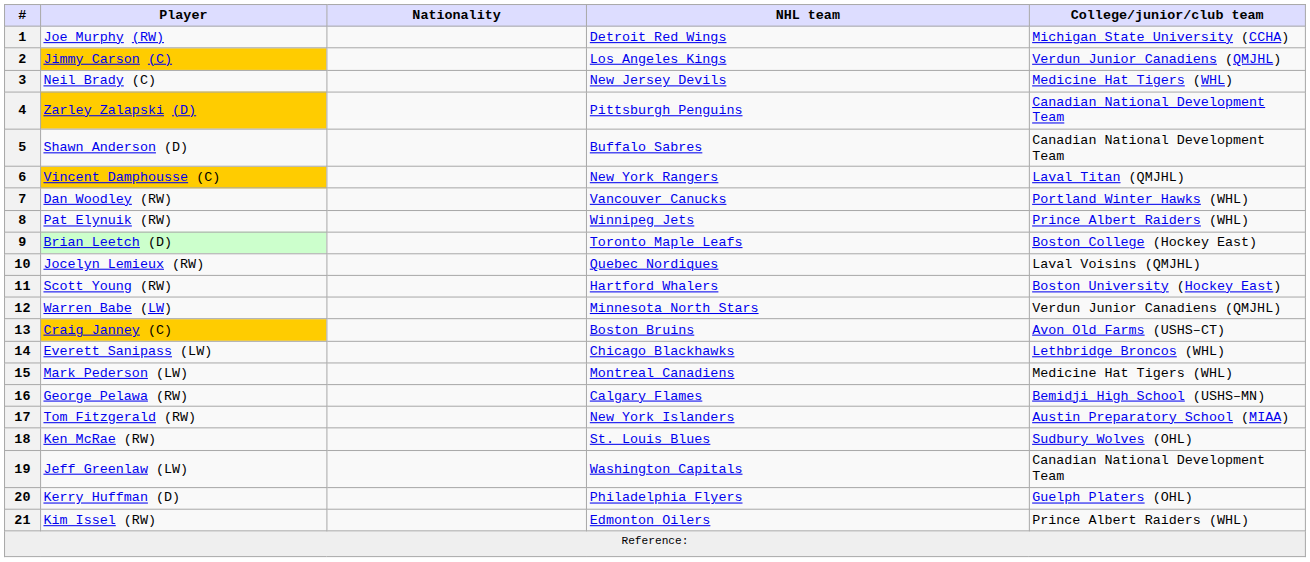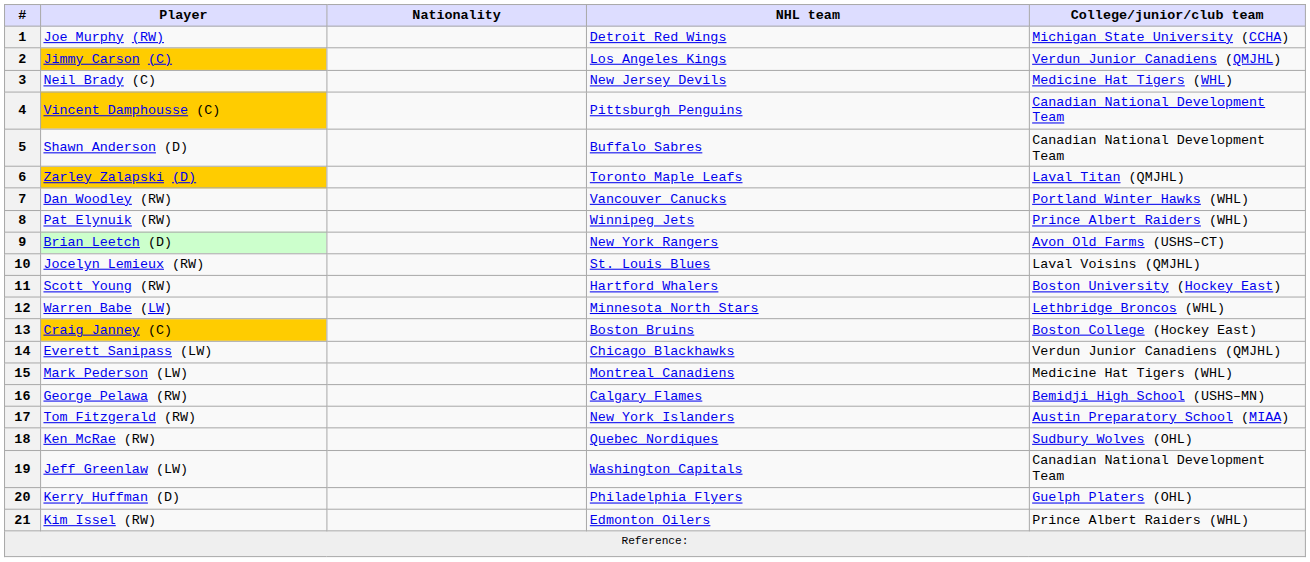(120, 110) Zarley Zalapski (D) -> (132, 110) Vincent Damphousse (C)
(132, 177) Vincent Damphousse (C) -> (120, 177) Zarley Zalapski (D)
(654, 177) New York Rangers -> (666, 177) Toronto Maple Leafs
(666, 243) Toronto Maple Leafs -> (654, 243) New York Rangers
(1145, 243) Boston College (Hockey East) -> (1129, 243) Avon Old Farms (USHS–CT)
(654, 265) Quebec Nordiques -> (650, 265) St. Louis Blues
(1157, 308) Verdun Junior Canadiens (QMJHL) -> (1129, 308) Lethbridge Broncos (WHL)
(1129, 330) Avon Old Farms (USHS–CT) -> (1145, 330) Boston College (Hockey East)
(1129, 352) Lethbridge Broncos (WHL) -> (1157, 352) Verdun Junior Canadiens (QMJHL)
(650, 439) St. Louis Blues -> (654, 439) Quebec Nordiques
